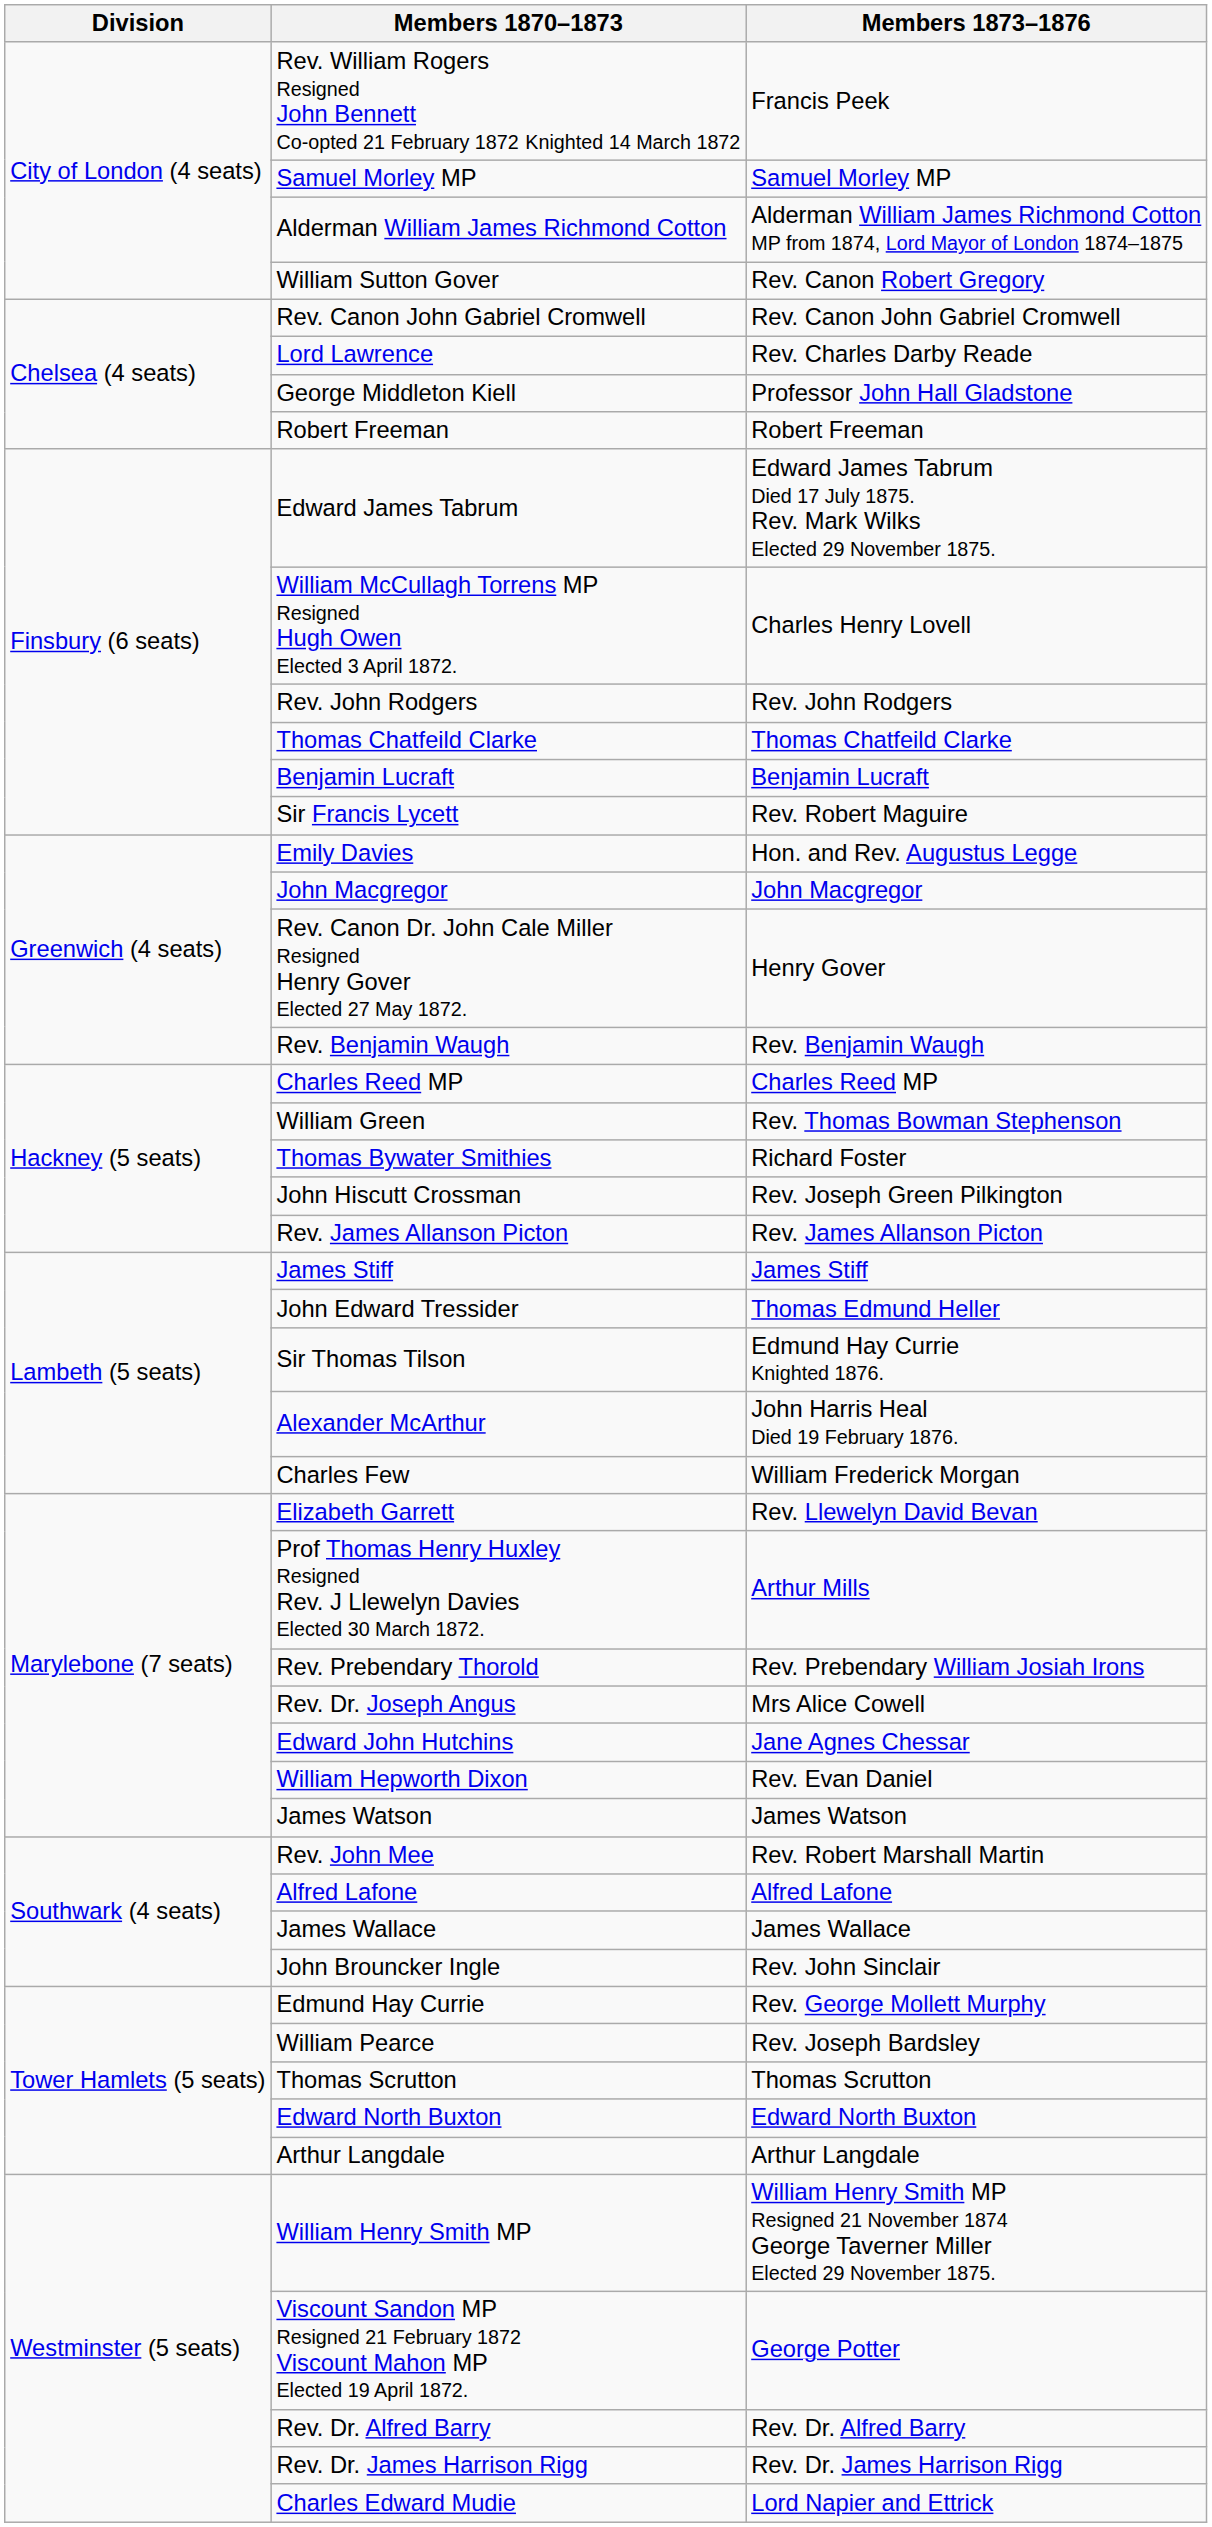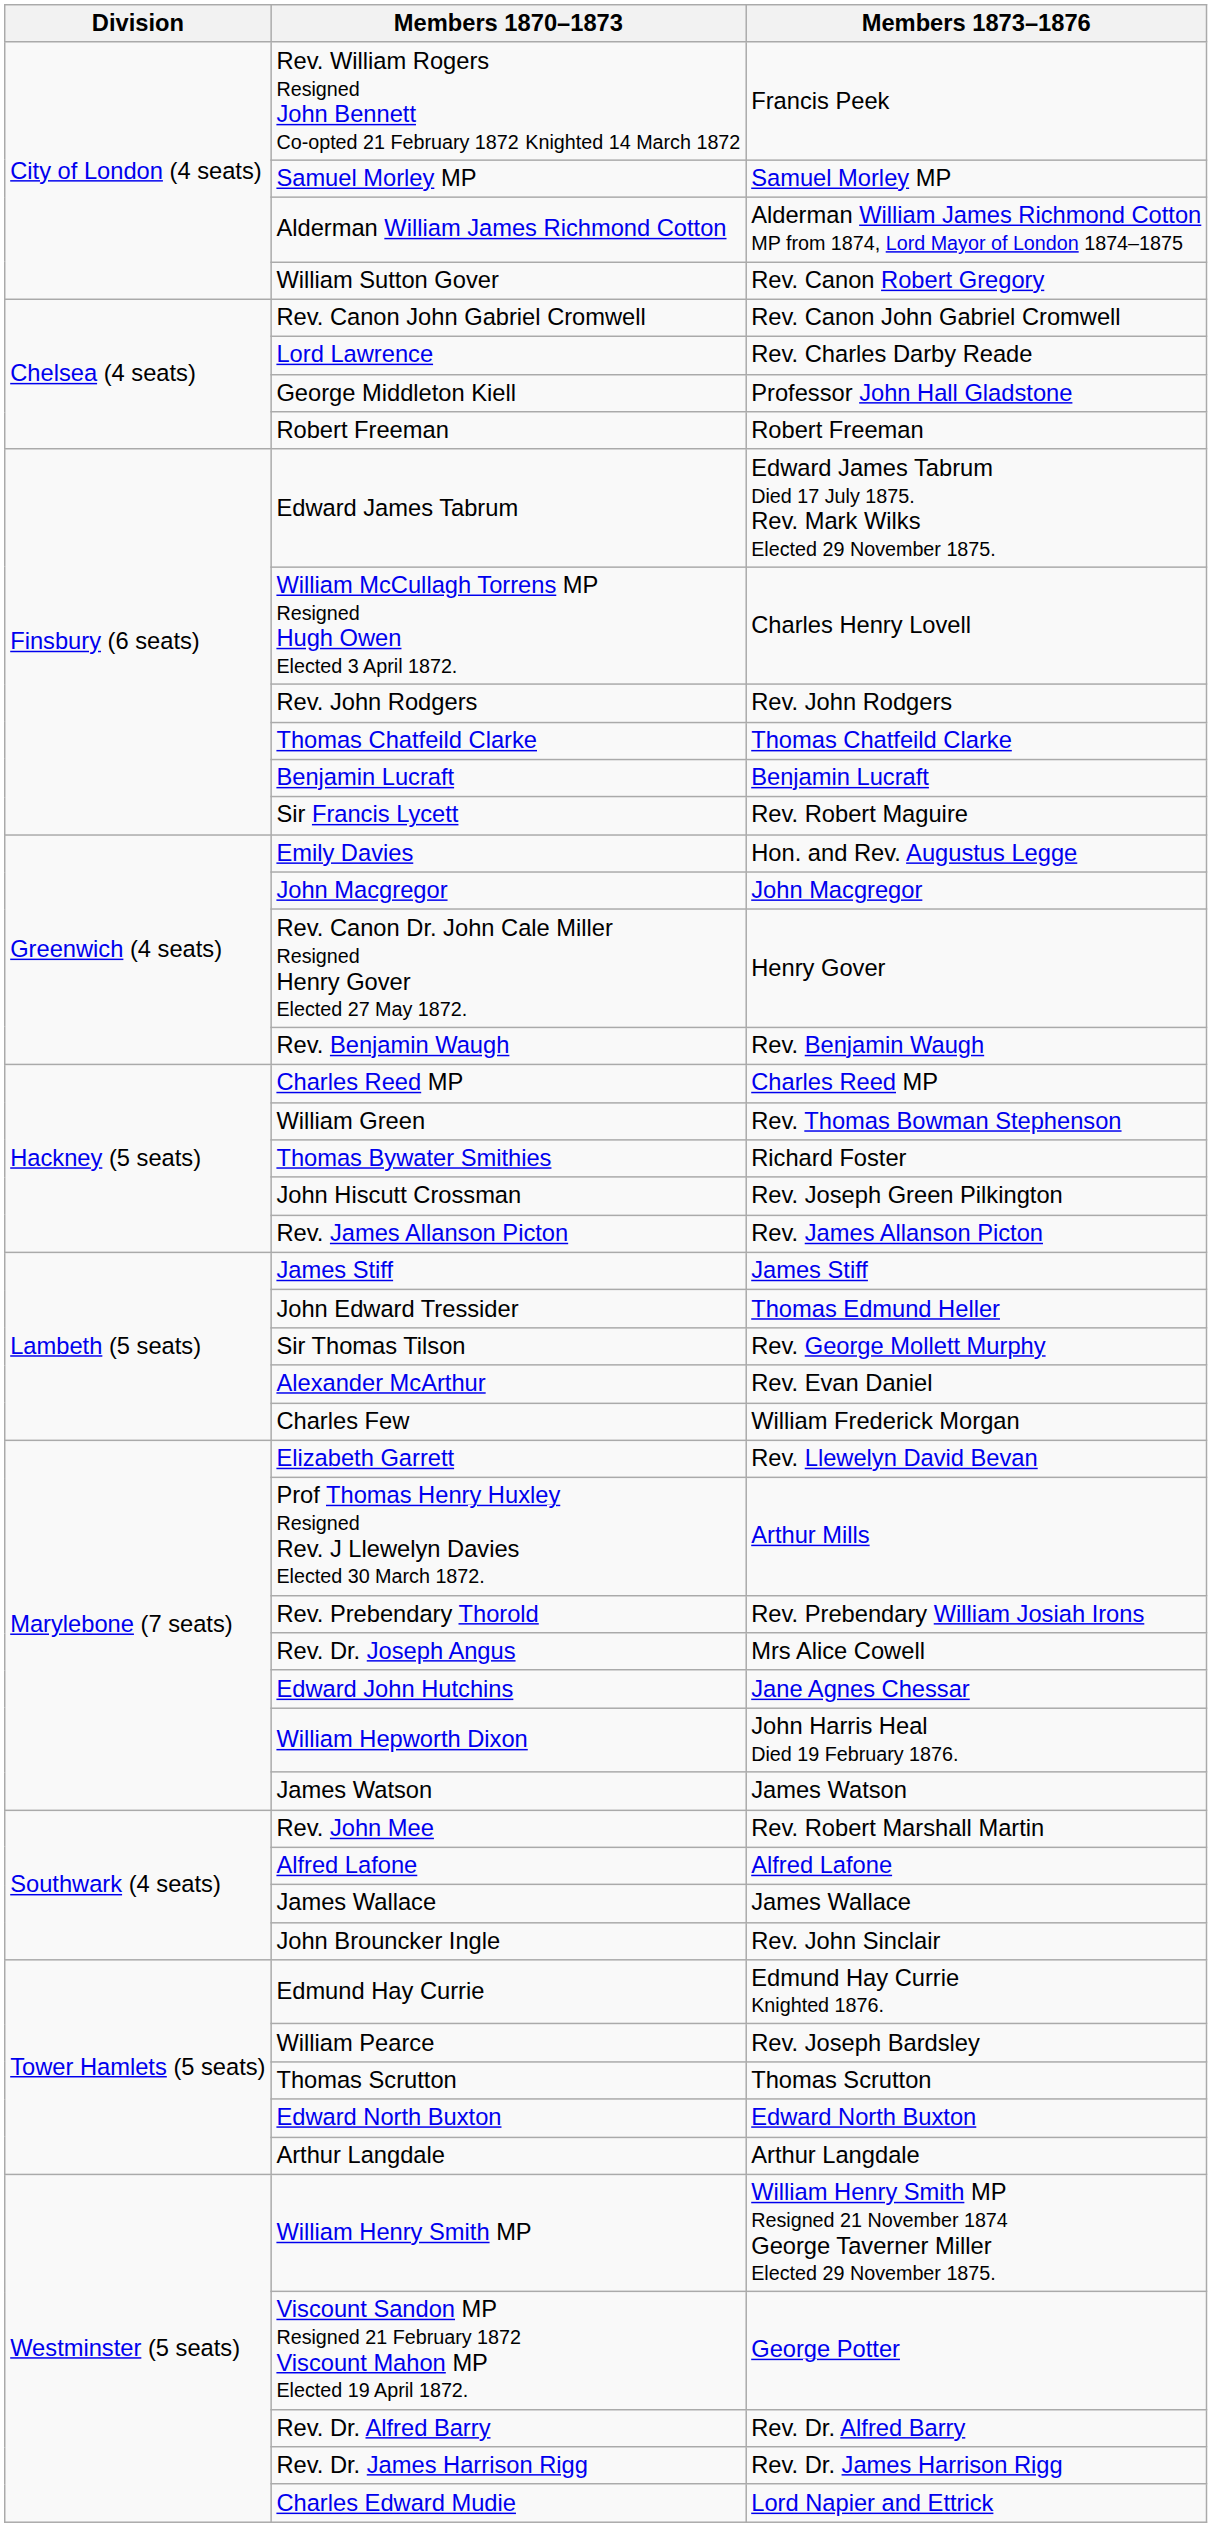(855, 1359) Edmund Hay Currie Knighted 1876. -> (898, 1346) Rev. George Mollett Murphy
(855, 1423) John Harris Heal Died 19 February 1876. -> (842, 1383) Rev. Evan Daniel
(842, 1779) Rev. Evan Daniel -> (855, 1739) John Harris Heal Died 19 February 1876.
(898, 2004) Rev. George Mollett Murphy -> (855, 1991) Edmund Hay Currie Knighted 1876.
